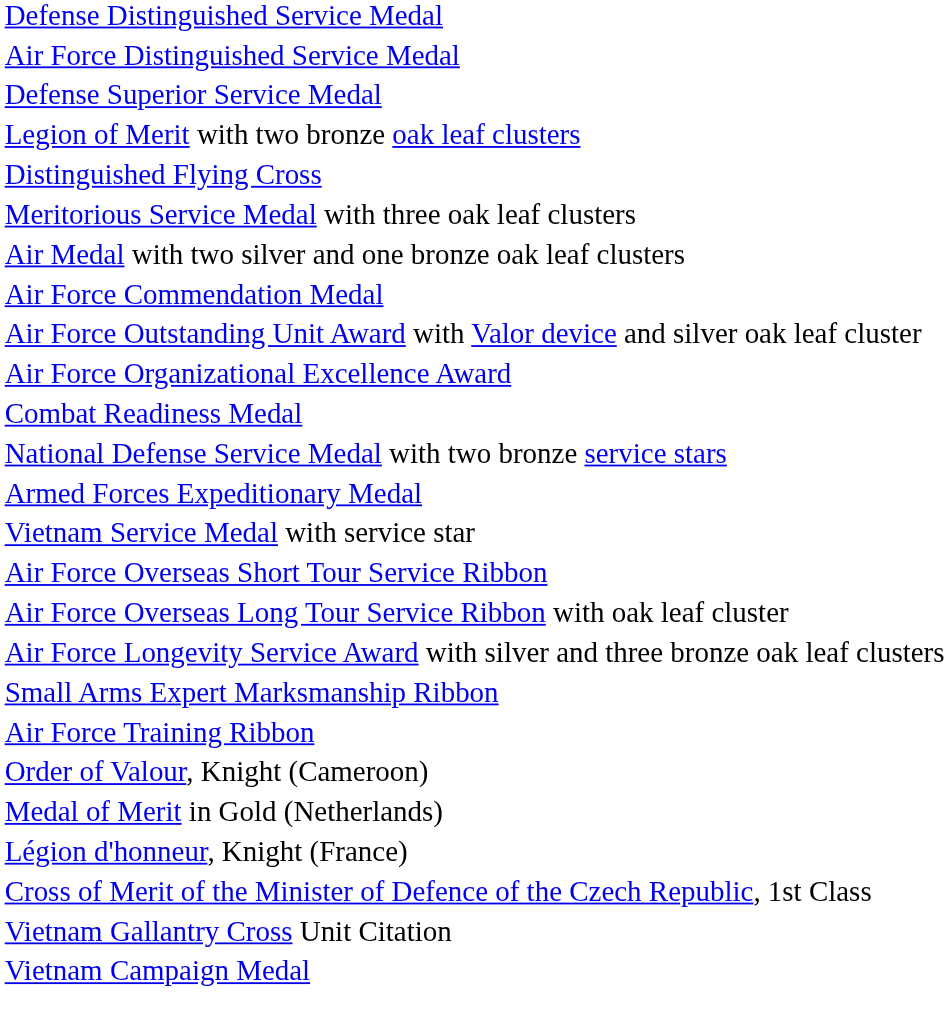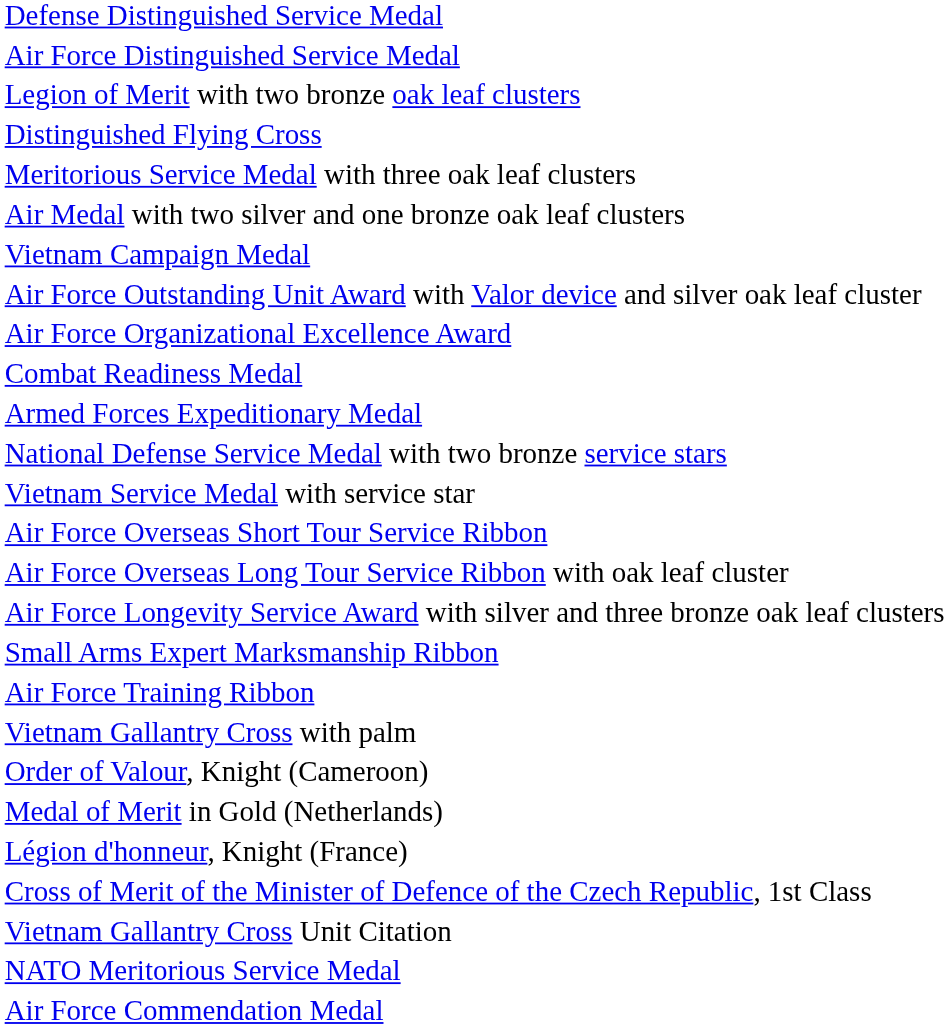- row: (193, 94)
rows swapped: (194, 294) <-> (157, 970)
rows swapped: (366, 453) <-> (213, 493)
+ row: (211, 732)
+ row: (203, 970)
